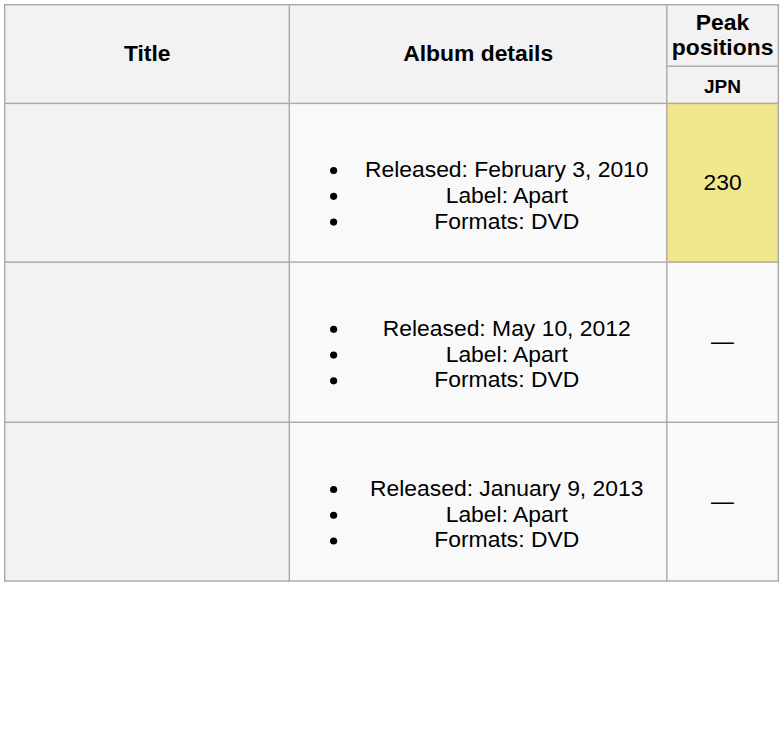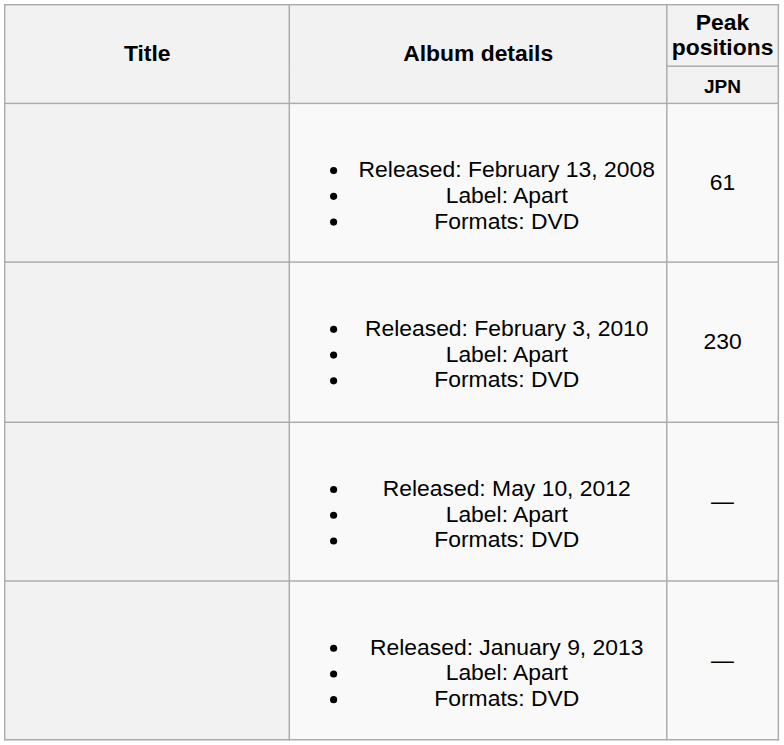+ row: (478, 196)
(723, 182) khaki background -> (723, 341) no background
